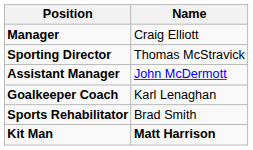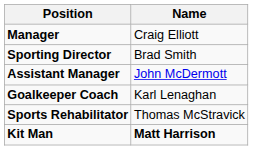(189, 54) Thomas McStravick -> (165, 54) Brad Smith
(165, 114) Brad Smith -> (189, 114) Thomas McStravick
